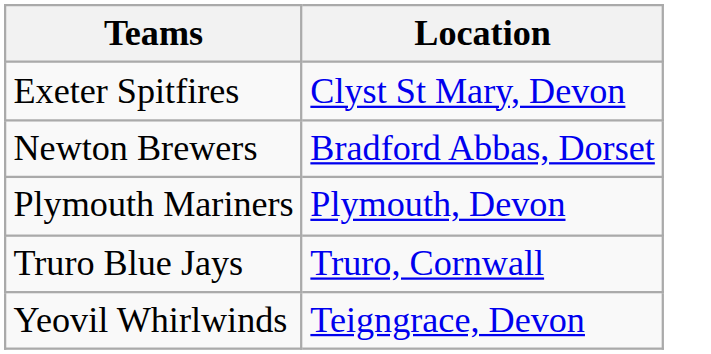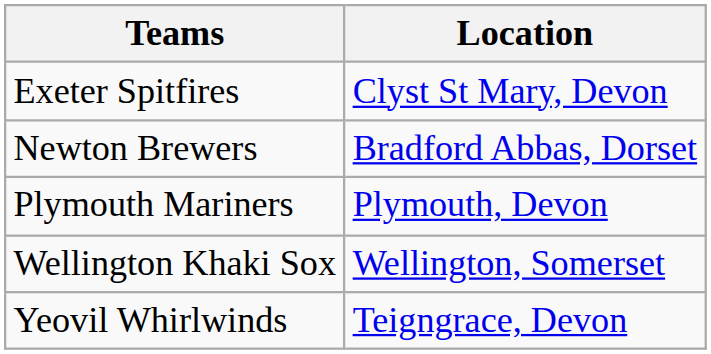- row: (128, 262)
+ row: (175, 262)
